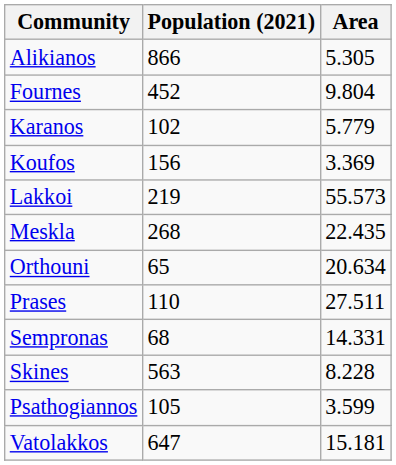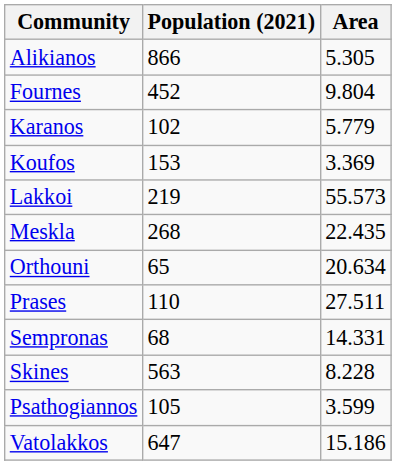(164, 162) 156 -> (164, 162) 153
(356, 442) 15.181 -> (356, 442) 15.186
